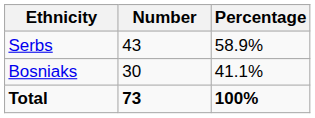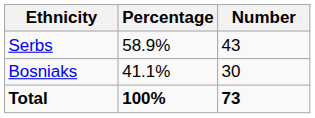columns swapped: (165, 17) <-> (261, 17)
